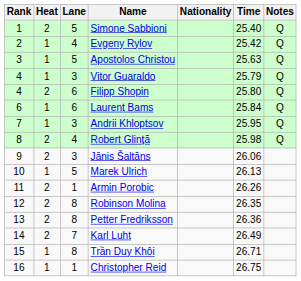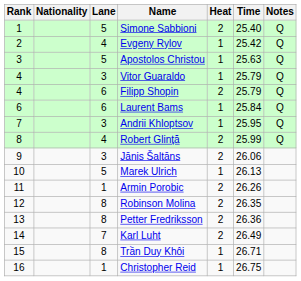columns swapped: (47, 12) <-> (206, 12)
(249, 92) 25.80 -> (249, 92) 25.79
(249, 140) 25.98 -> (249, 140) 25.99
